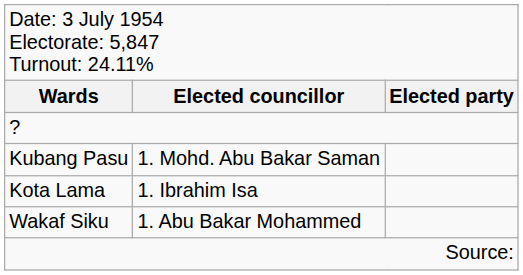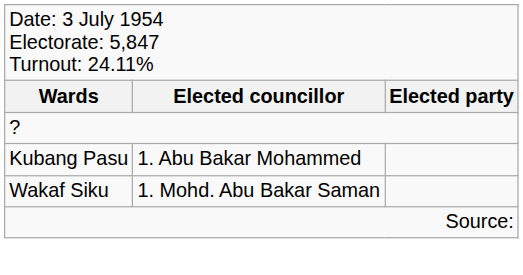(259, 159) 1. Mohd. Abu Bakar Saman -> (249, 159) 1. Abu Bakar Mohammed
- row: (57, 190)
(249, 222) 1. Abu Bakar Mohammed -> (259, 190) 1. Mohd. Abu Bakar Saman
